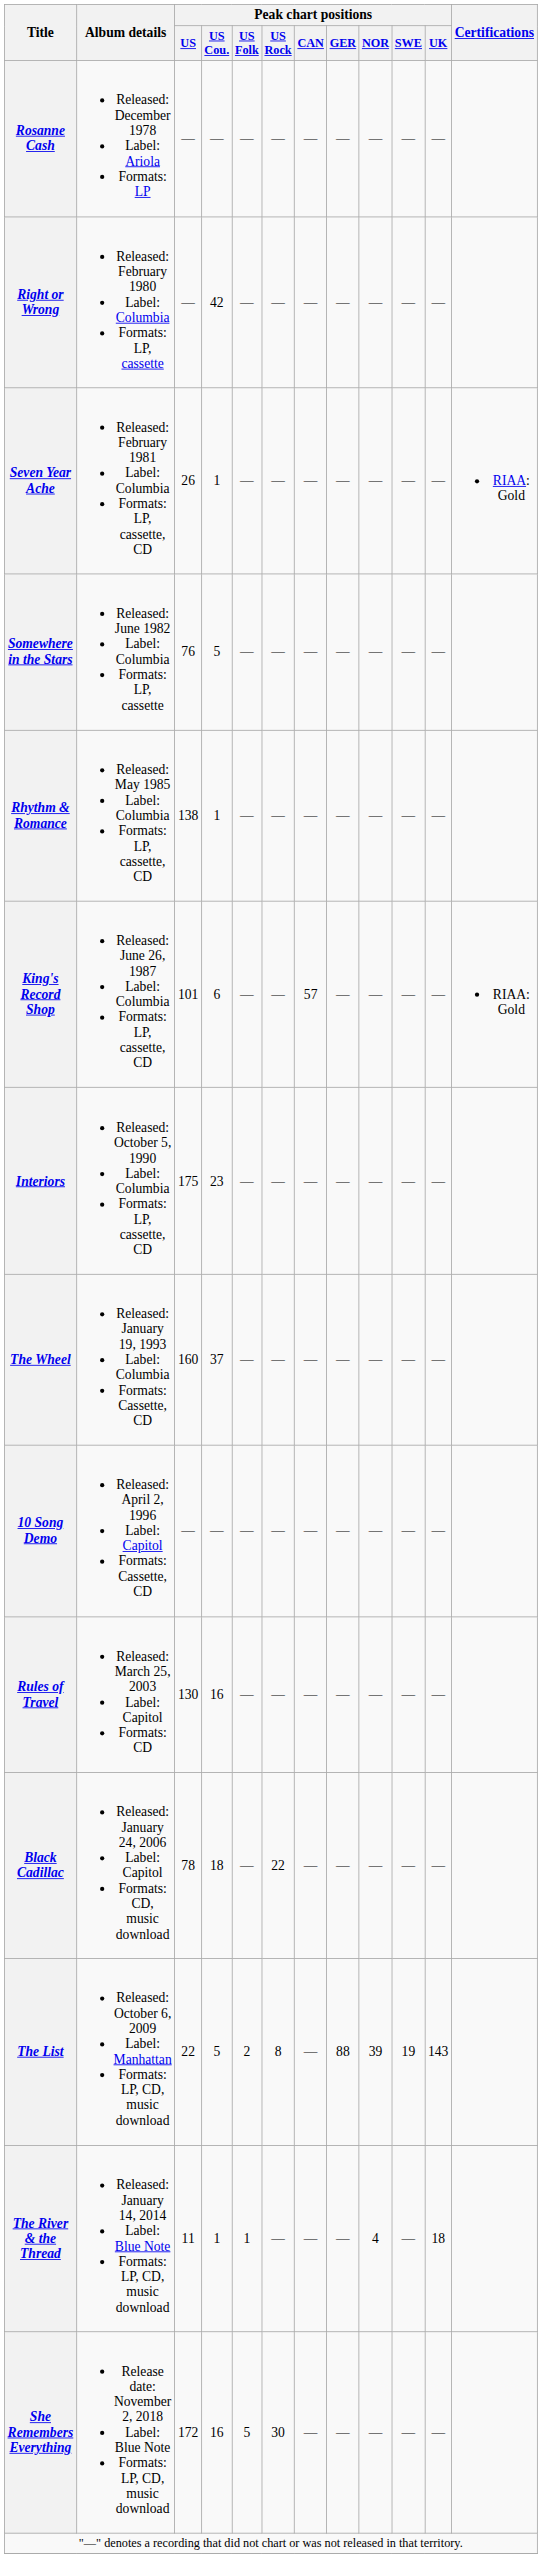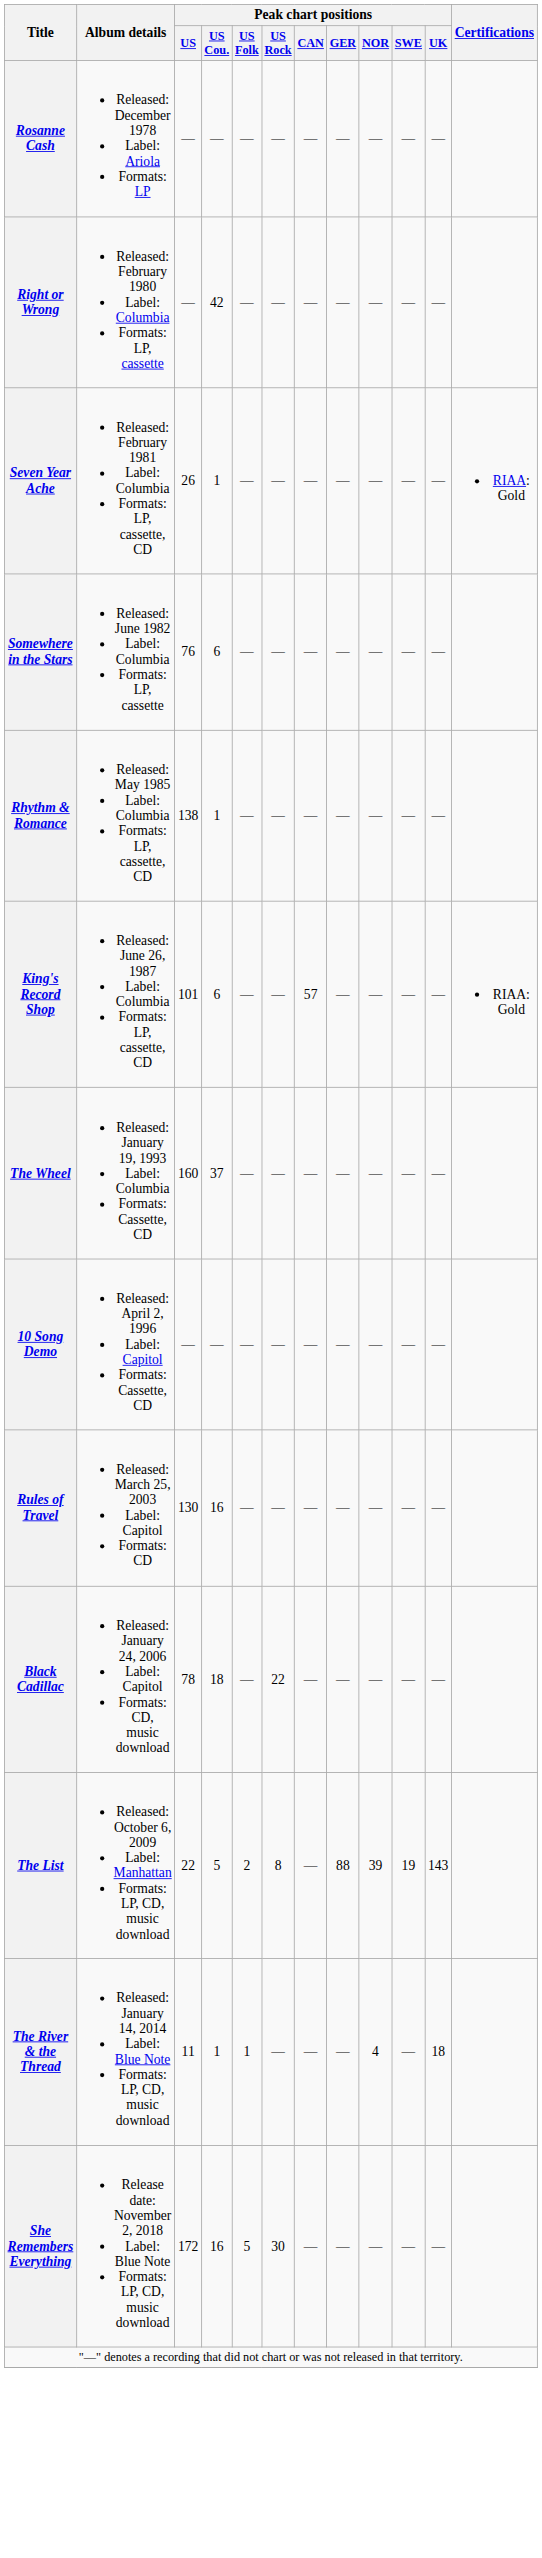(217, 652) 5 -> (217, 652) 6
- row: (40, 1180)
